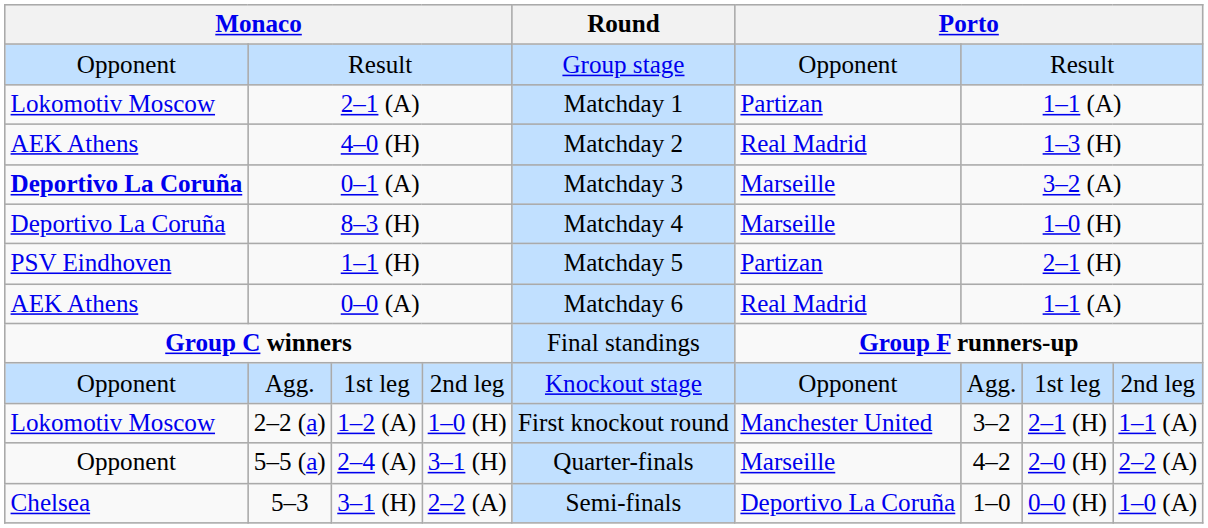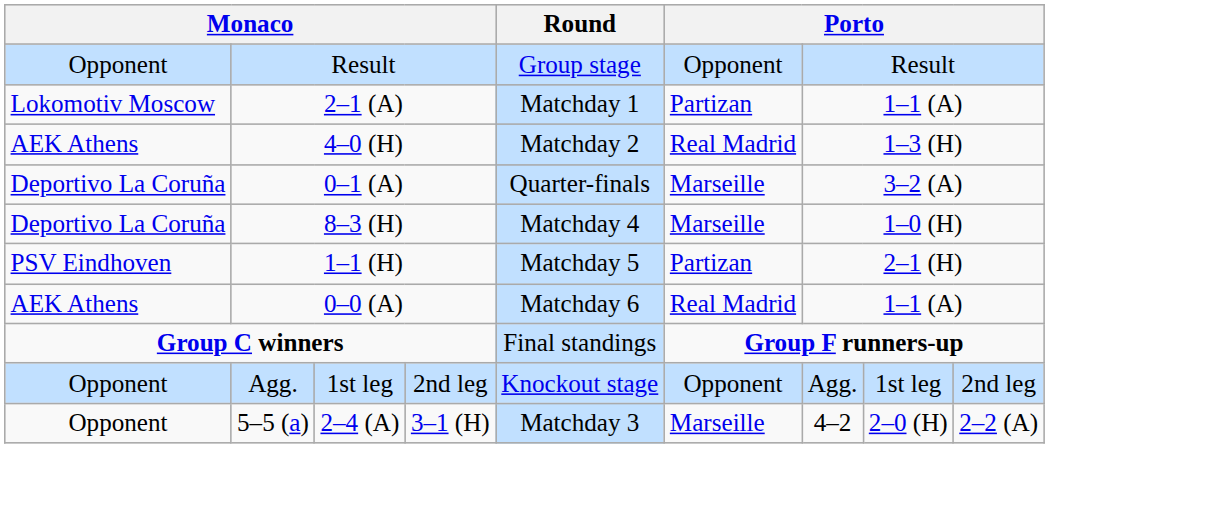(126, 183) bold -> (118, 183) normal
(623, 183) Matchday 3 -> (580, 183) Quarter-finals
- row: (290, 422)
(623, 462) Quarter-finals -> (580, 422) Matchday 3
- row: (290, 502)
